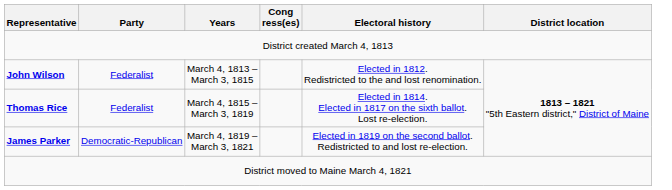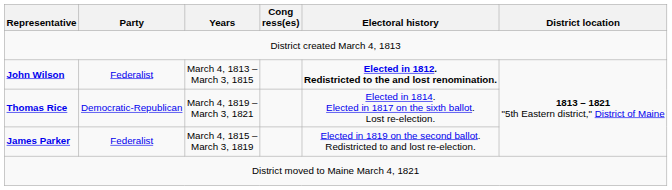(393, 74) normal -> (400, 74) bold
(132, 108) Federalist -> (132, 108) Democratic-Republican
(222, 108) March 4, 1815 – March 3, 1819 -> (222, 108) March 4, 1819 – March 3, 1821
(132, 141) Democratic-Republican -> (132, 141) Federalist
(222, 141) March 4, 1819 – March 3, 1821 -> (222, 141) March 4, 1815 – March 3, 1819
